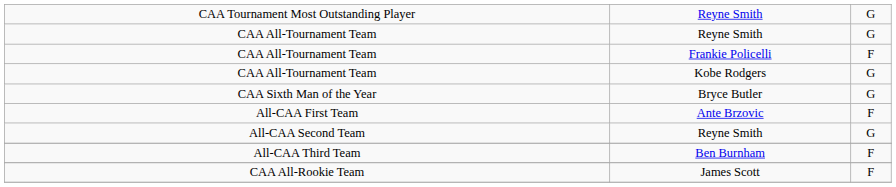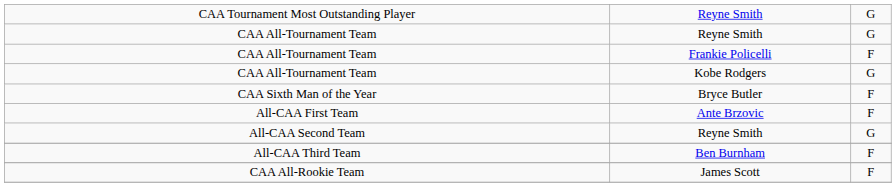(871, 93) G -> (871, 93) F
